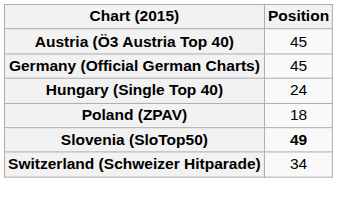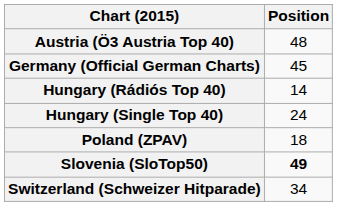(299, 41) 45 -> (299, 41) 48
+ row: (134, 90)
